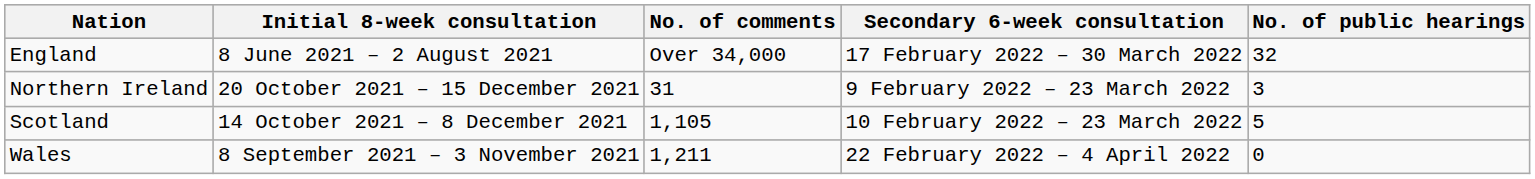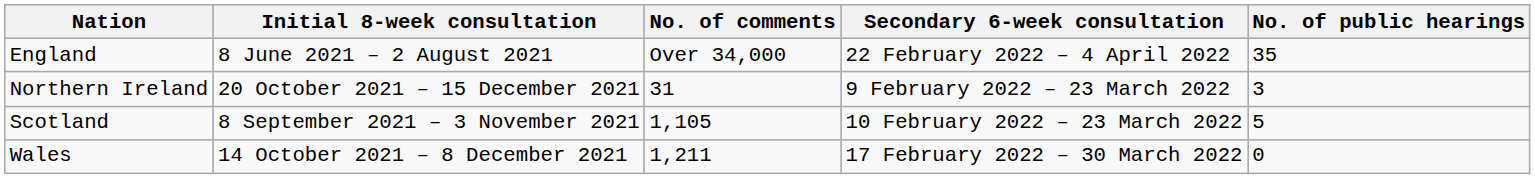(1044, 55) 17 February 2022 – 30 March 2022 -> (1038, 55) 22 February 2022 – 4 April 2022
(1265, 55) 32 -> (1265, 55) 35
(423, 123) 14 October 2021 – 8 December 2021 -> (429, 123) 8 September 2021 – 3 November 2021
(429, 156) 8 September 2021 – 3 November 2021 -> (423, 156) 14 October 2021 – 8 December 2021
(1038, 156) 22 February 2022 – 4 April 2022 -> (1044, 156) 17 February 2022 – 30 March 2022
